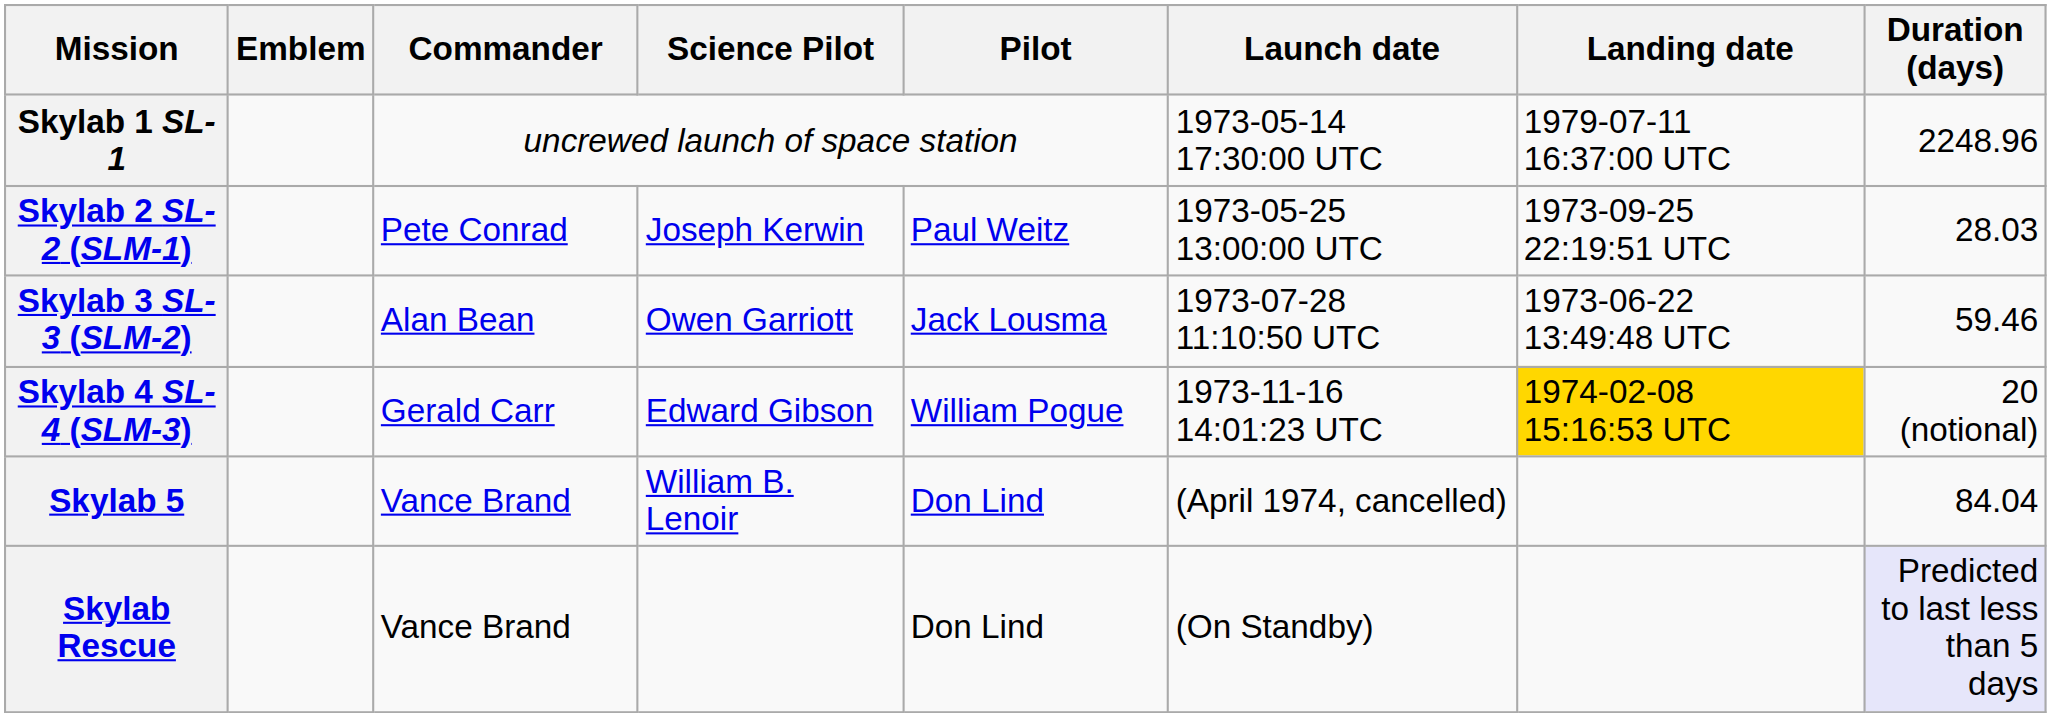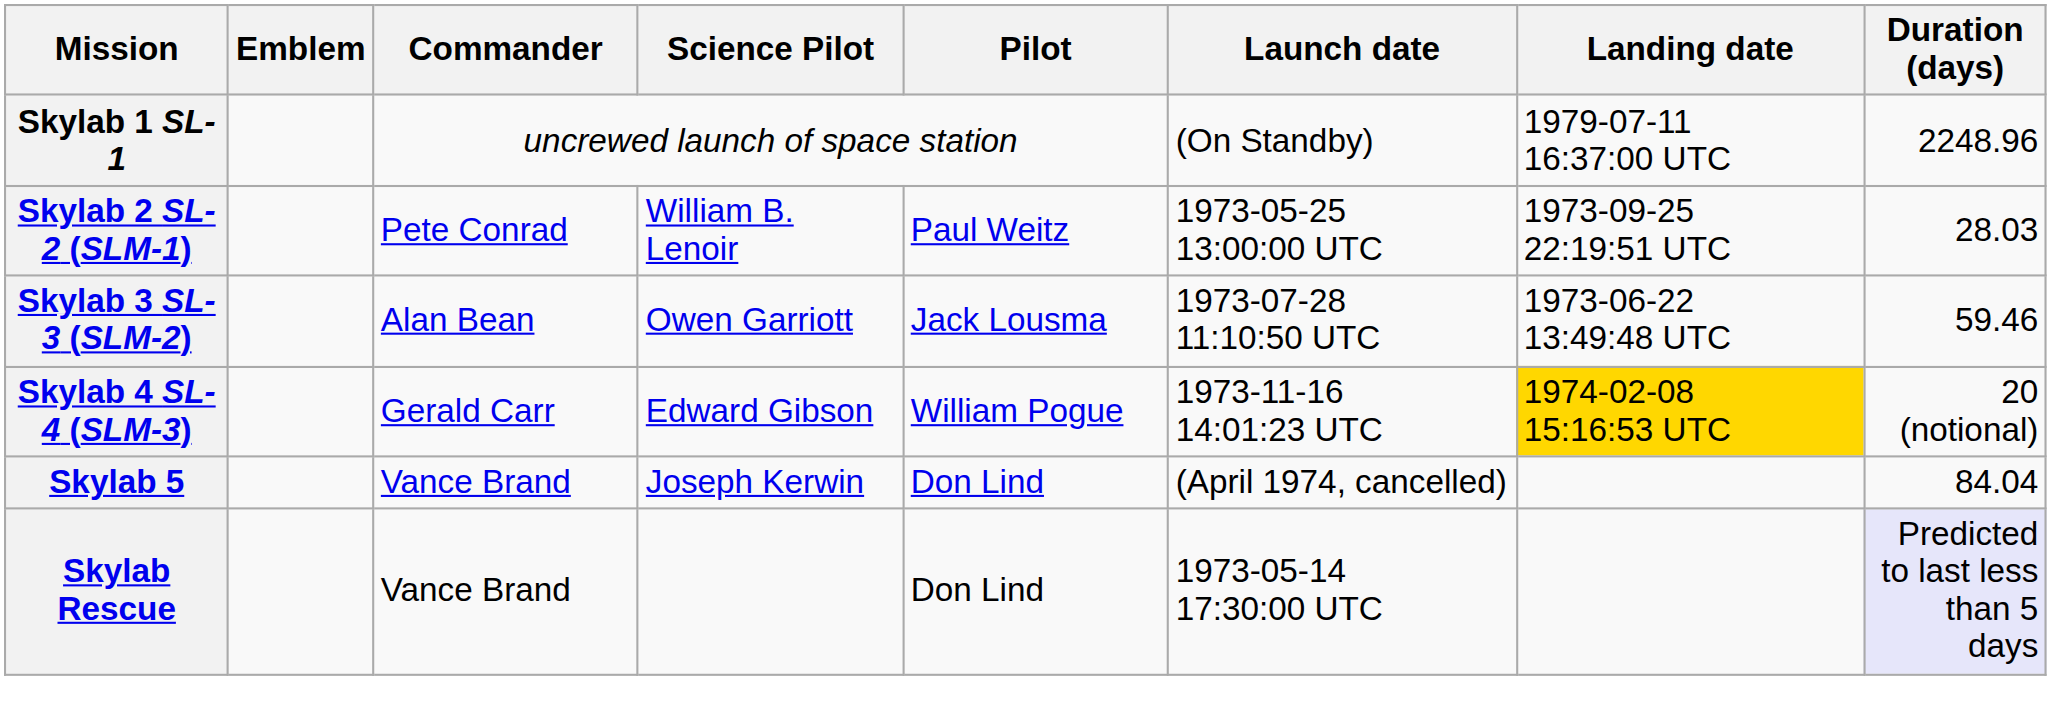(1279, 139) 1973-05-14 17:30:00 UTC -> (1275, 139) (On Standby)
(755, 230) Joseph Kerwin -> (720, 230) William B. Lenoir
(720, 500) William B. Lenoir -> (755, 481) Joseph Kerwin
(1275, 628) (On Standby) -> (1279, 590) 1973-05-14 17:30:00 UTC
